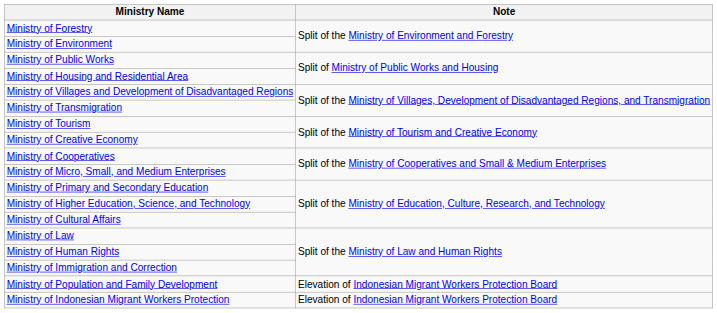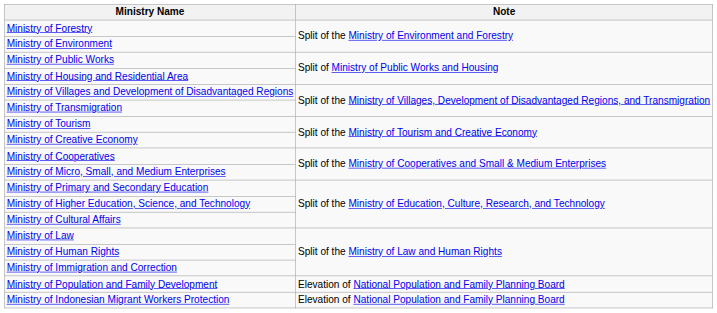(428, 284) Elevation of Indonesian Migrant Workers Protection Board -> (431, 284) Elevation of National Population and Family Planning Board
(428, 300) Elevation of Indonesian Migrant Workers Protection Board -> (431, 300) Elevation of National Population and Family Planning Board
